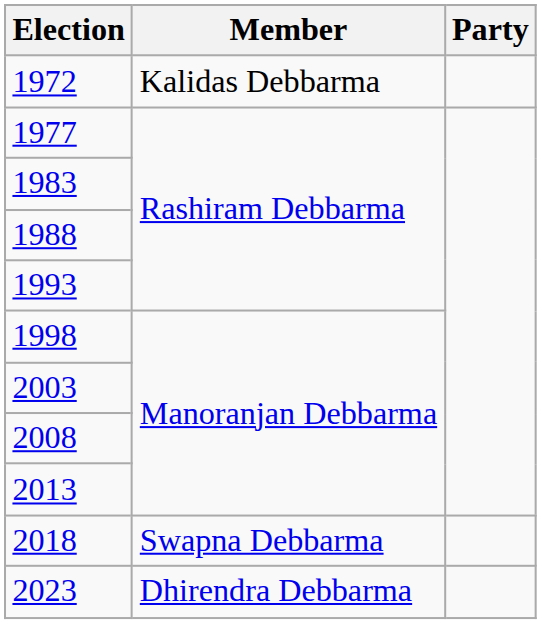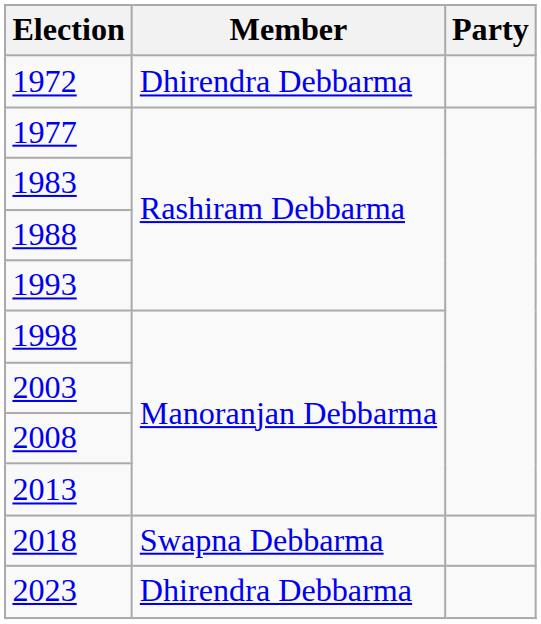(260, 81) Kalidas Debbarma -> (276, 81) Dhirendra Debbarma
